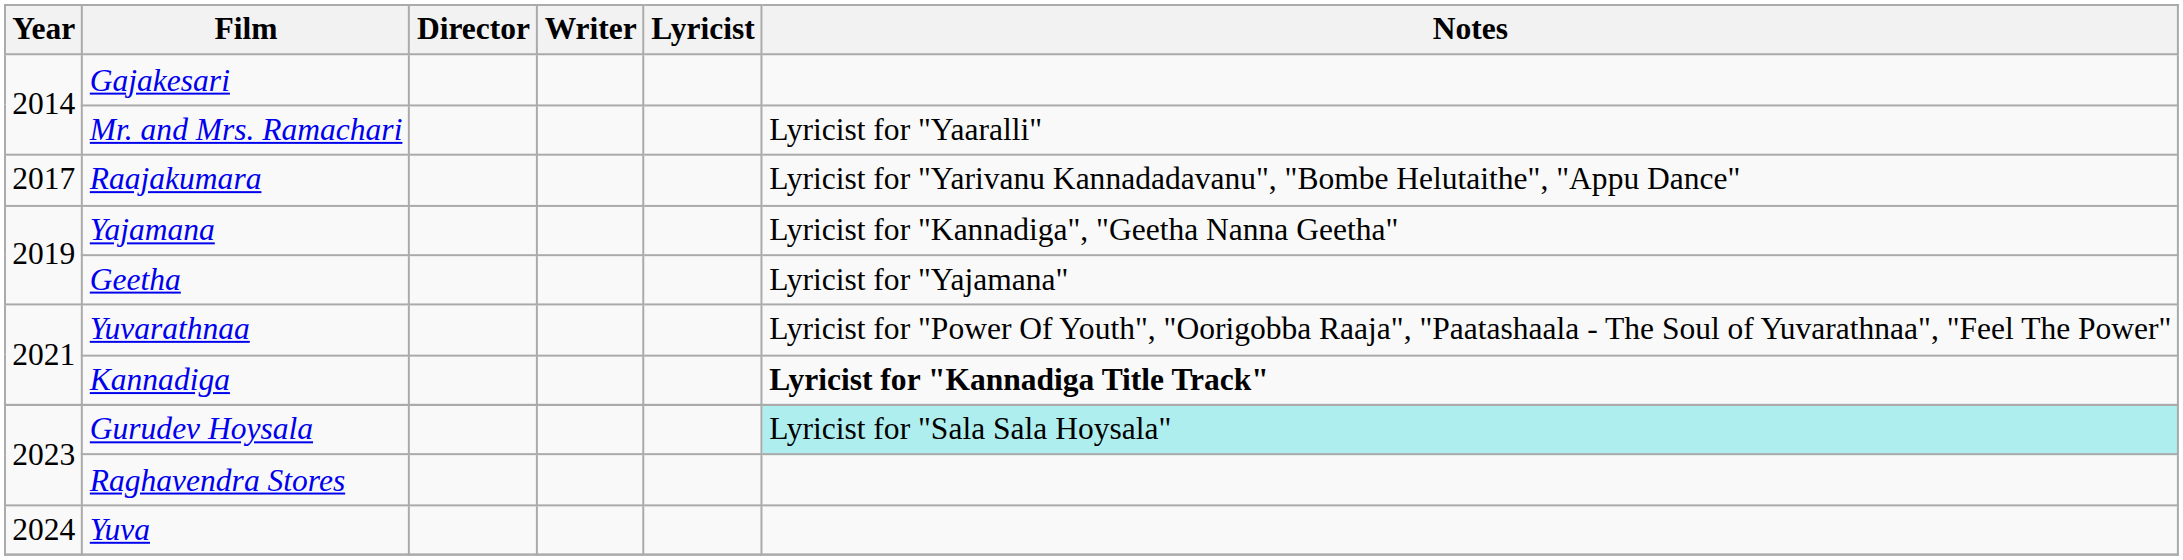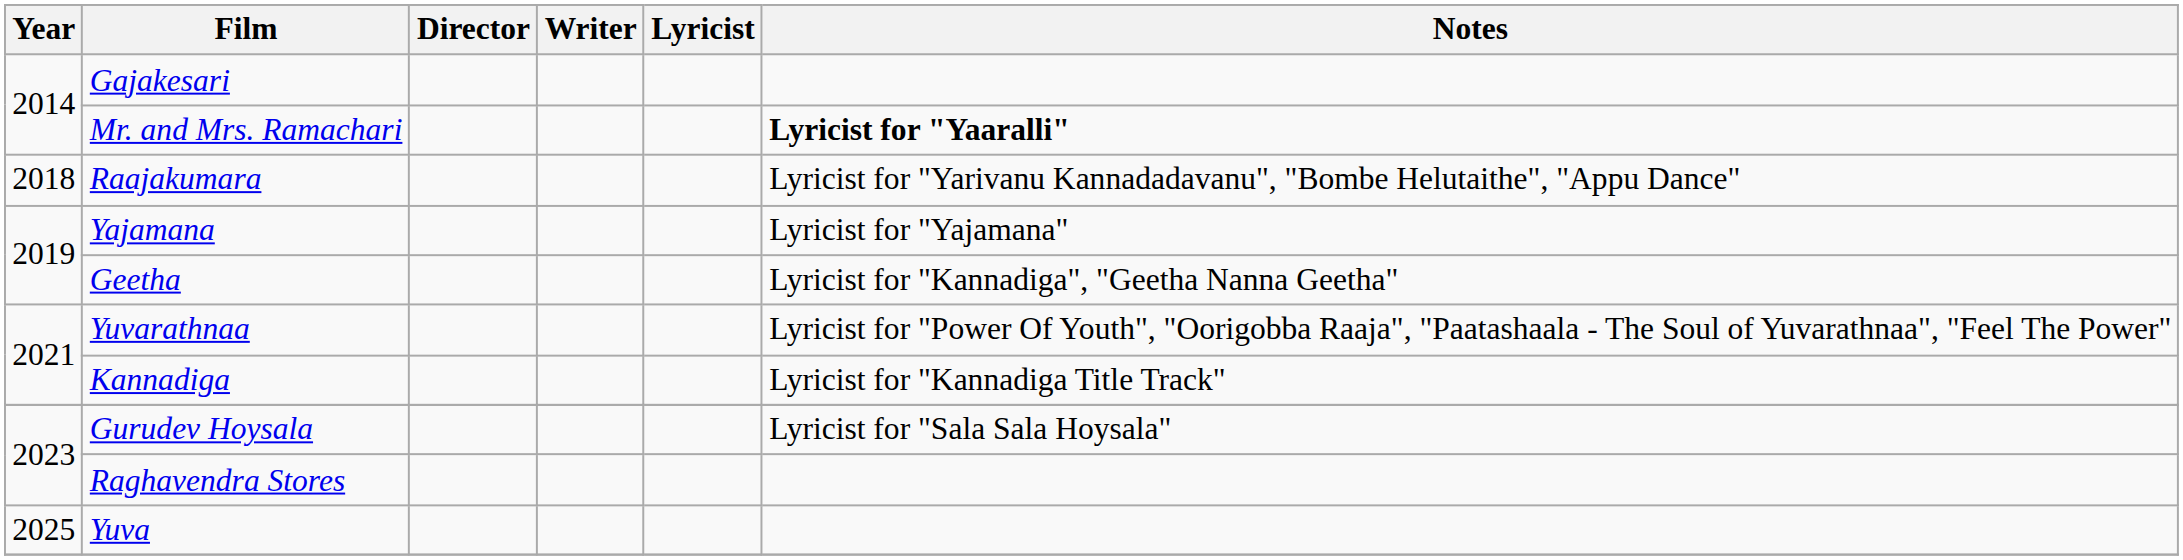(906, 129) normal -> (919, 129) bold
(44, 179) 2017 -> (44, 179) 2018
(1084, 229) Lyricist for "Kannadiga", "Geetha Nanna Geetha" -> (919, 229) Lyricist for "Yajamana"
(919, 279) Lyricist for "Yajamana" -> (1084, 279) Lyricist for "Kannadiga", "Geetha Nanna Geetha"
(1019, 379) bold -> (997, 379) normal
(970, 429) paleturquoise background -> (970, 429) no background
(44, 529) 2024 -> (44, 529) 2025
